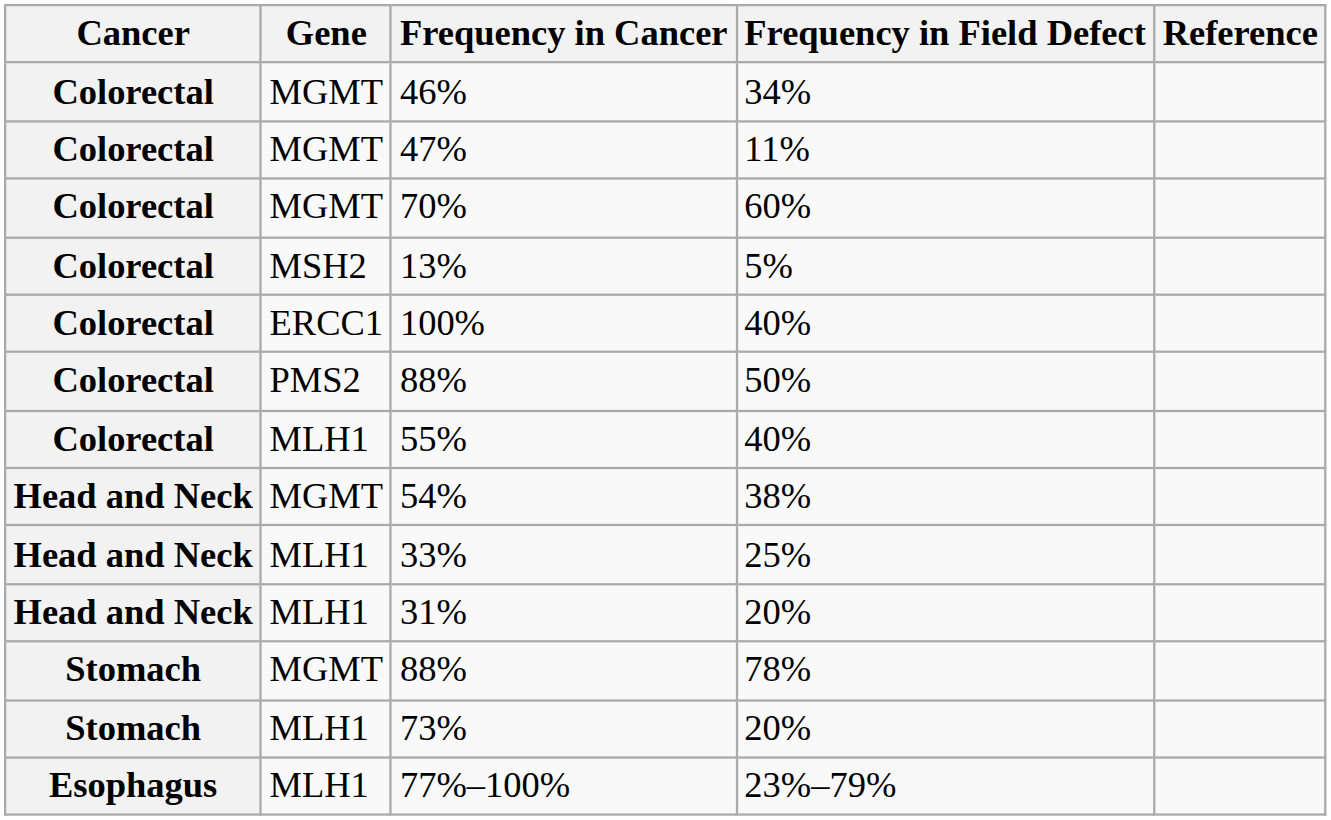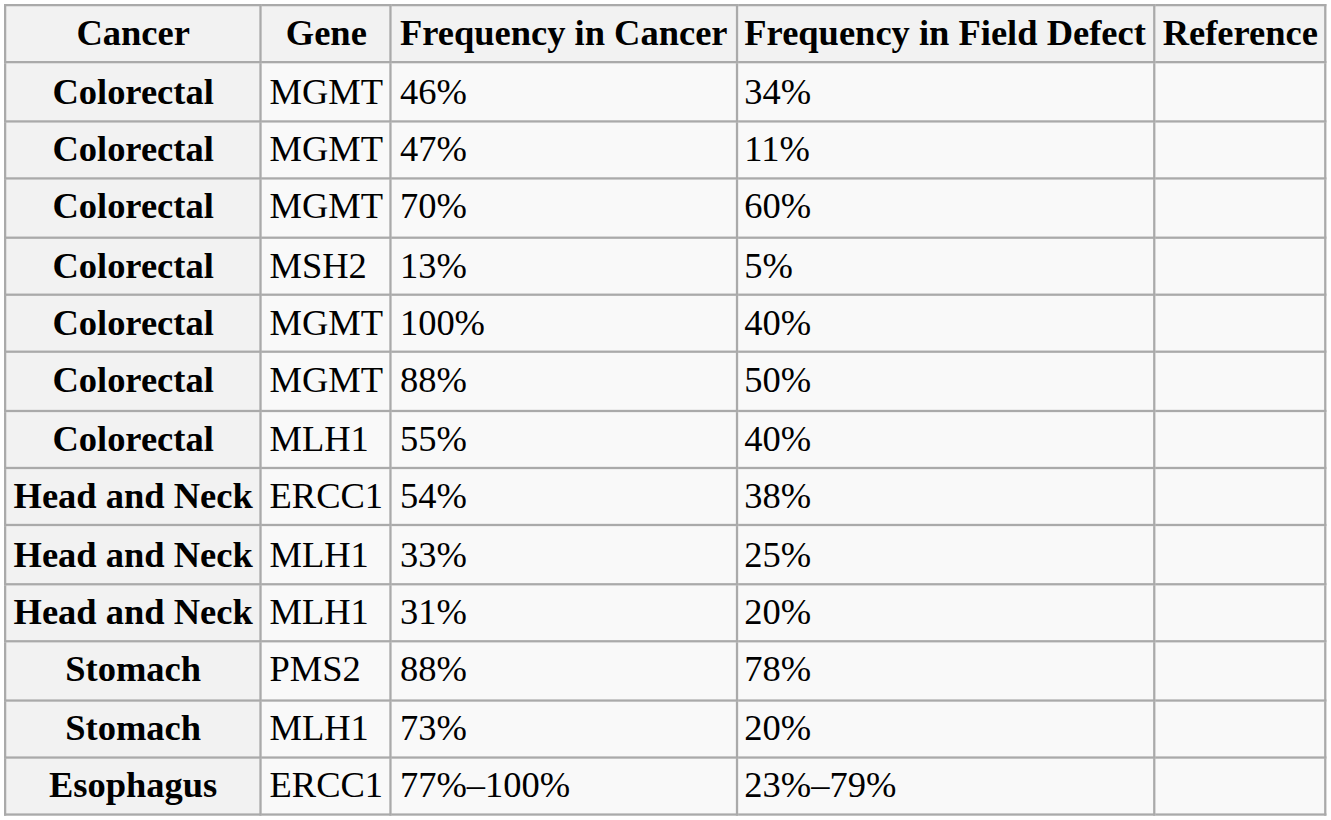(326, 322) ERCC1 -> (326, 322) MGMT
(315, 380) PMS2 -> (326, 380) MGMT
(326, 496) MGMT -> (326, 496) ERCC1
(326, 669) MGMT -> (315, 669) PMS2
(319, 785) MLH1 -> (326, 785) ERCC1
